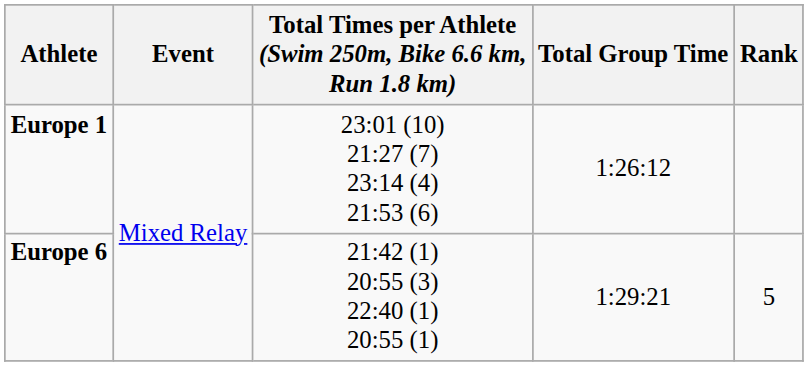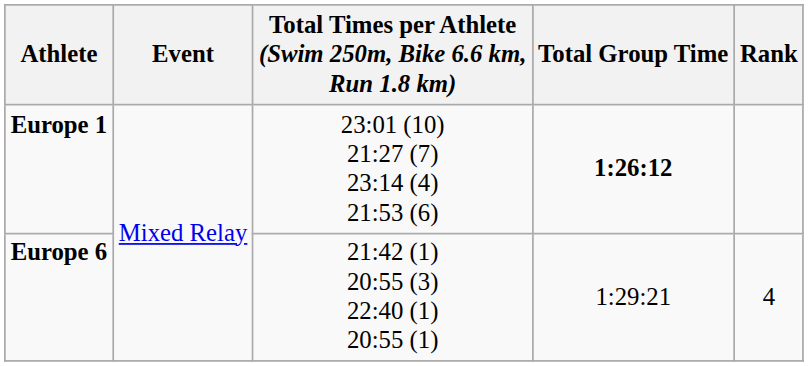(633, 168) normal -> (633, 168) bold
(769, 297) 5 -> (769, 297) 4
